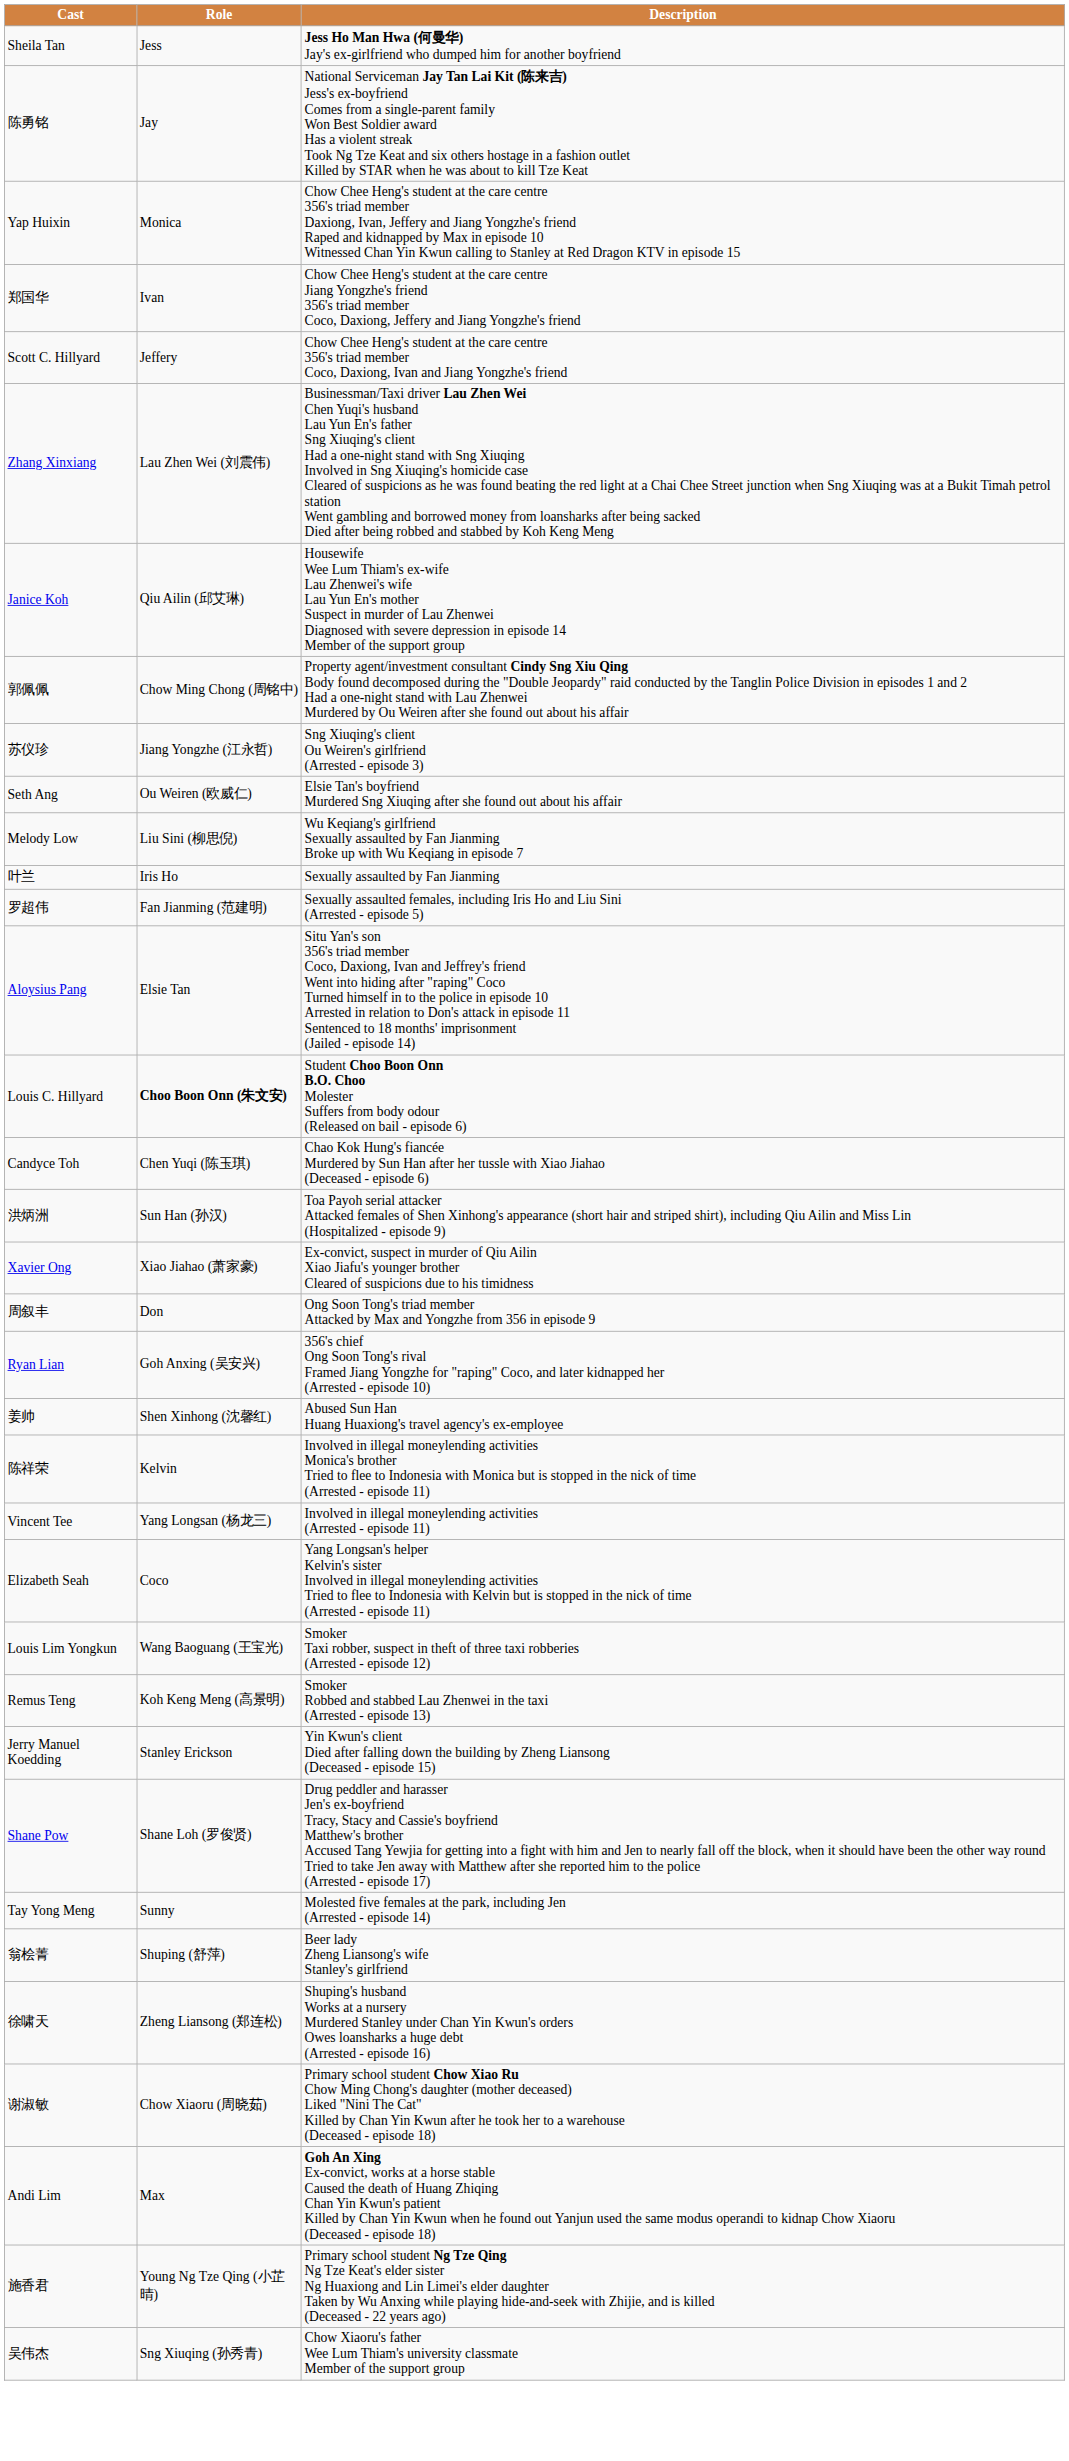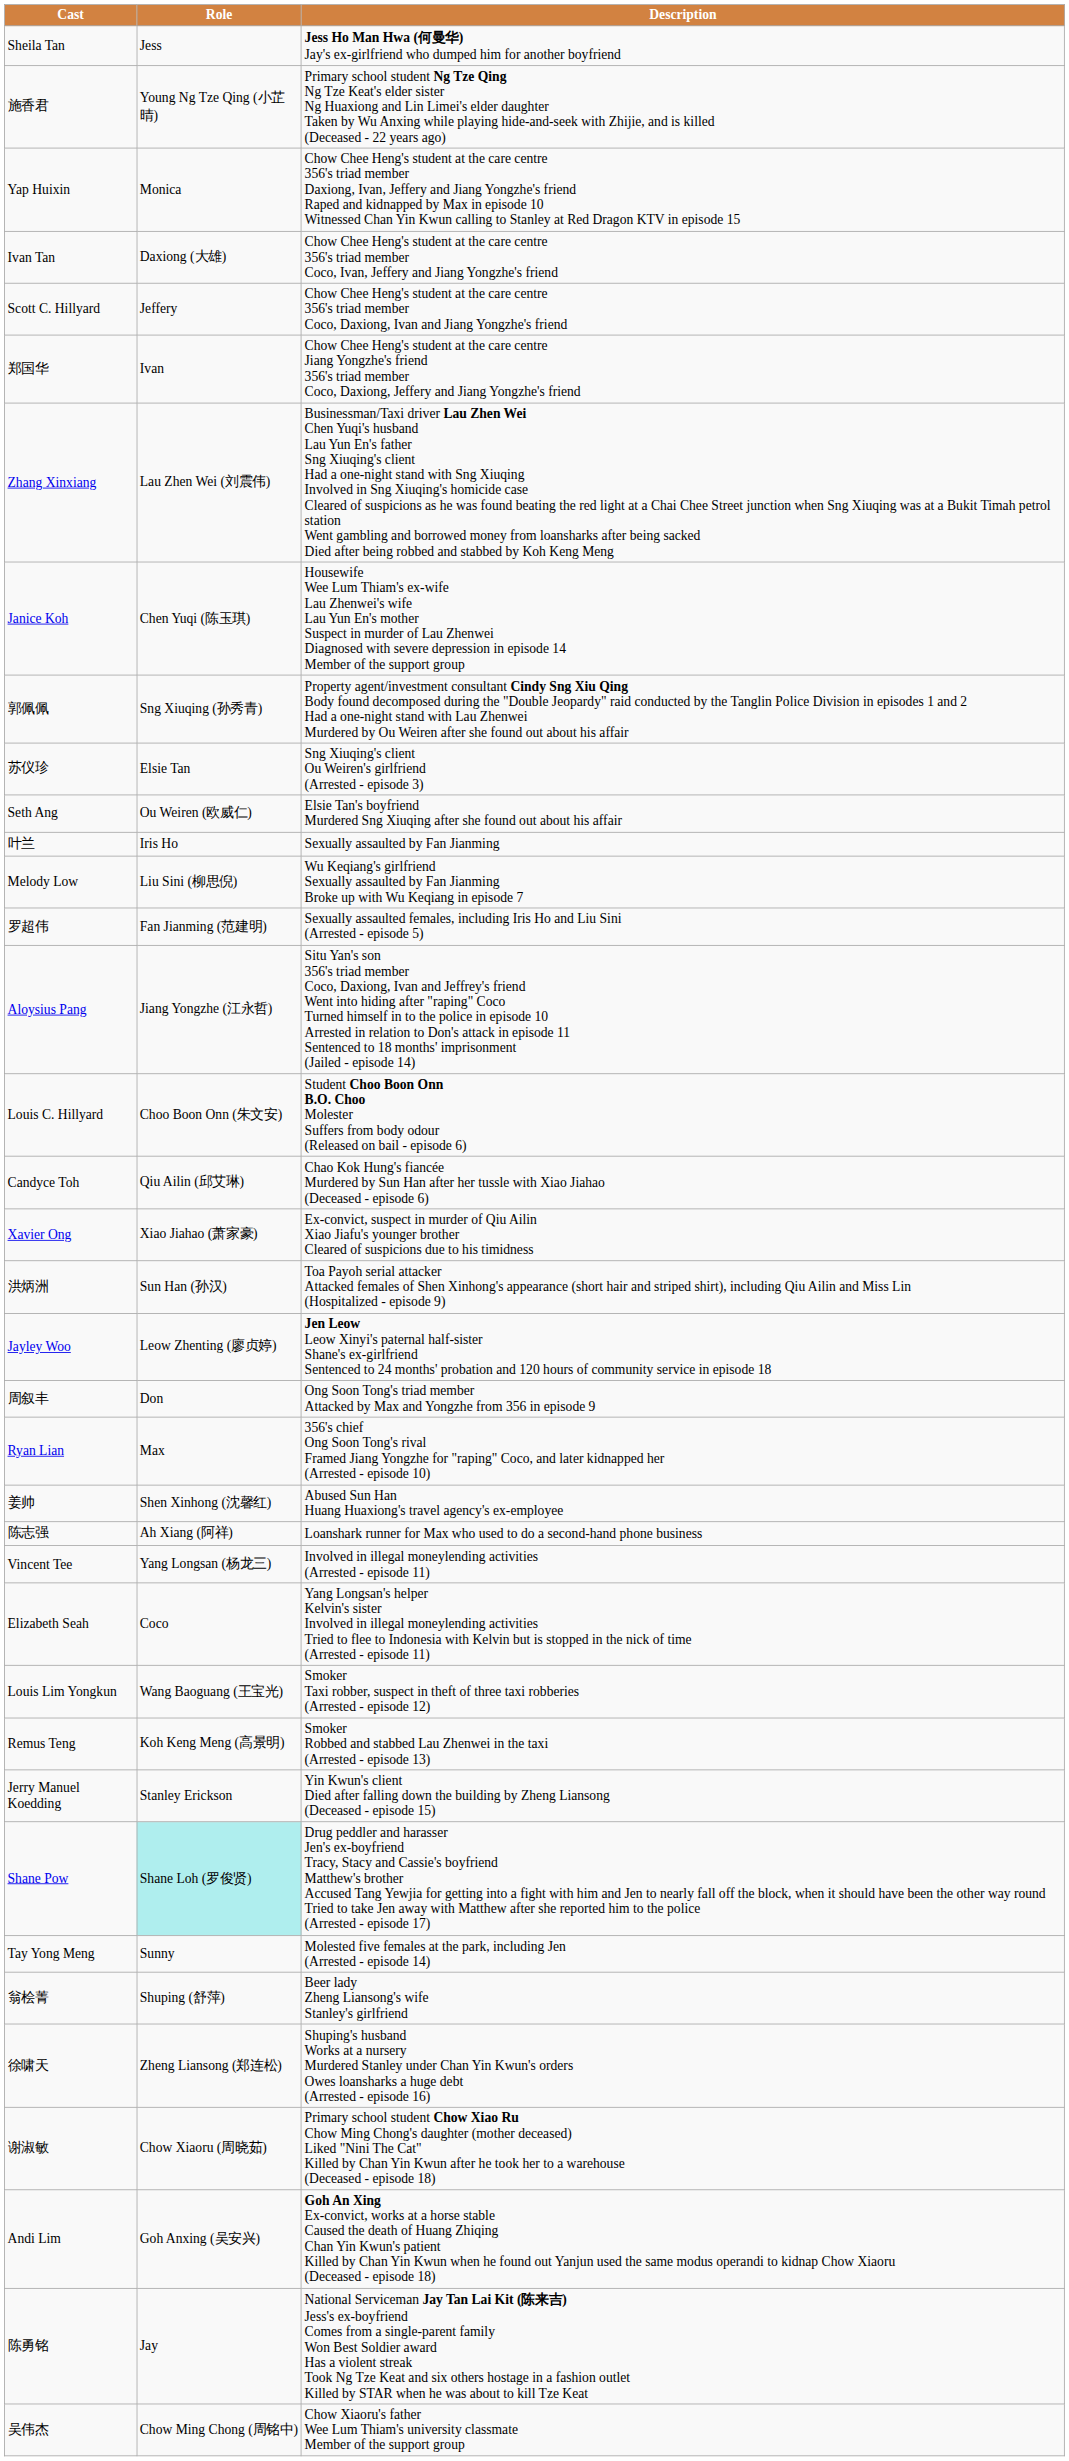rows swapped: (28, 123) <-> (28, 2285)
+ row: (31, 257)
rows swapped: (28, 297) <-> (54, 357)
(192, 599) Qiu Ailin (邱艾琳) -> (195, 618) Chen Yuqi (陈玉琪)
(219, 689) Chow Ming Chong (周铭中) -> (201, 708) Sng Xiuqing (孙秀青)
(206, 749) Jiang Yongzhe (江永哲) -> (165, 769) Elsie Tan
rows swapped: (43, 839) <-> (21, 876)
(165, 990) Elsie Tan -> (206, 1009) Jiang Yongzhe (江永哲)
(213, 1095) bold -> (211, 1114) normal
(195, 1163) Chen Yuqi (陈玉琪) -> (192, 1182) Qiu Ailin (邱艾琳)
rows swapped: (39, 1267) <-> (28, 1215)
+ row: (39, 1346)
(200, 1364) Goh Anxing (吴安兴) -> (152, 1451) Max
+ row: (28, 1533)
- row: (28, 1468)
(196, 1835) no background -> (196, 1878) paleturquoise background
(152, 2195) Max -> (200, 2238) Goh Anxing (吴安兴)
(201, 2353) Sng Xiuqing (孙秀青) -> (219, 2429) Chow Ming Chong (周铭中)
